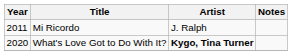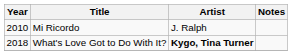(17, 27) 2011 -> (17, 27) 2010
(17, 43) 2020 -> (17, 43) 2018
